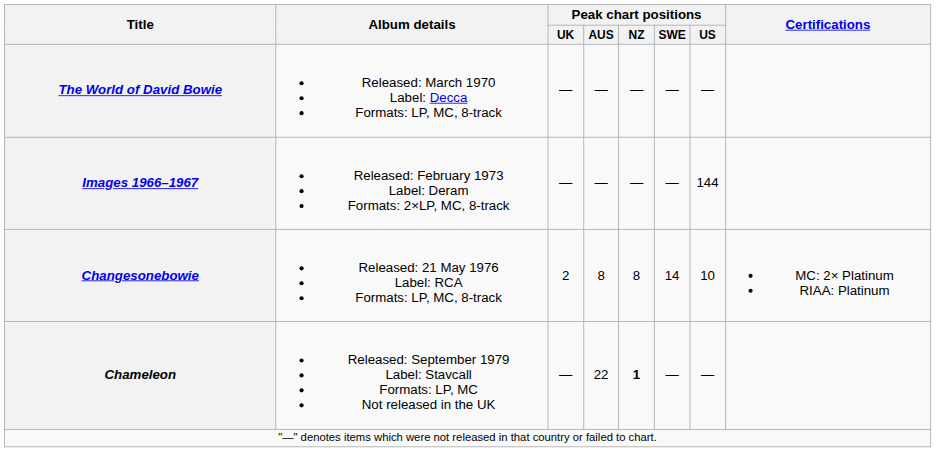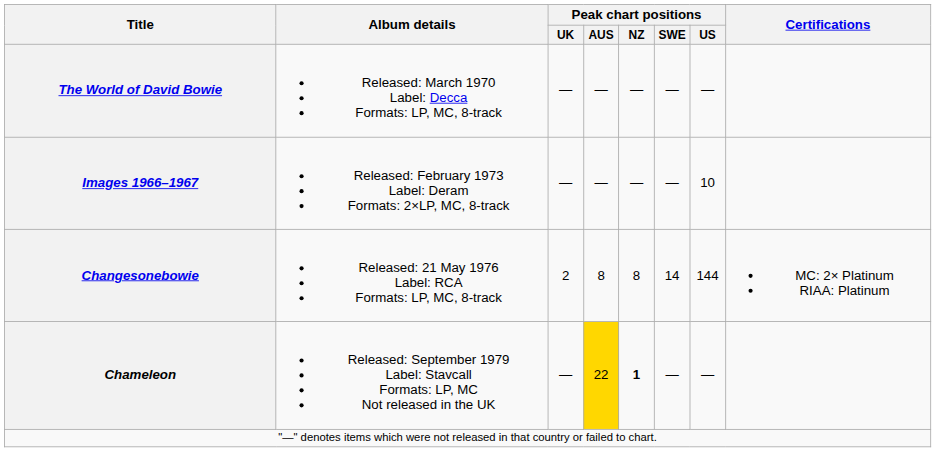(708, 183) 144 -> (708, 183) 10
(708, 275) 10 -> (708, 275) 144
(601, 375) no background -> (601, 375) gold background
